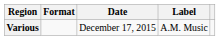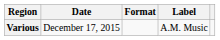columns swapped: (118, 12) <-> (59, 12)
